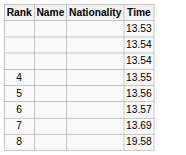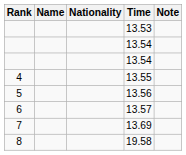+ column: (168, 12)
